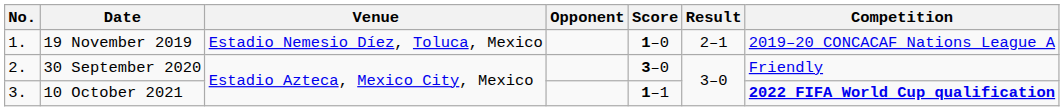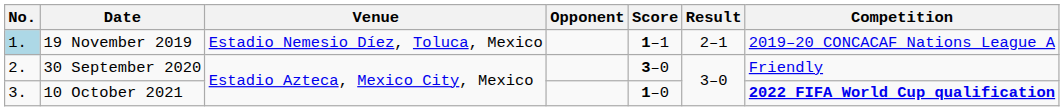(18, 42) no background -> (18, 42) lightblue background
(655, 42) 1–0 -> (655, 42) 1–1
(655, 93) 1–1 -> (655, 93) 1–0
